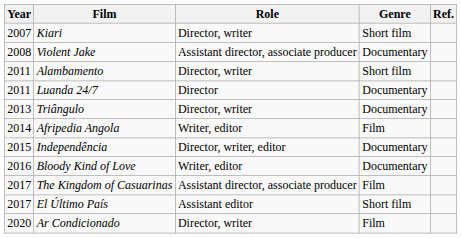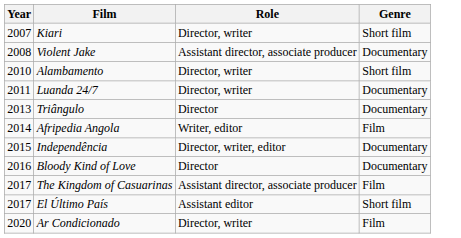- column: (444, 14)
(19, 71) 2011 -> (19, 71) 2010
(198, 90) Director -> (215, 90) Director, writer
(215, 109) Director, writer -> (198, 109) Director
(210, 166) Writer, editor -> (198, 166) Director
